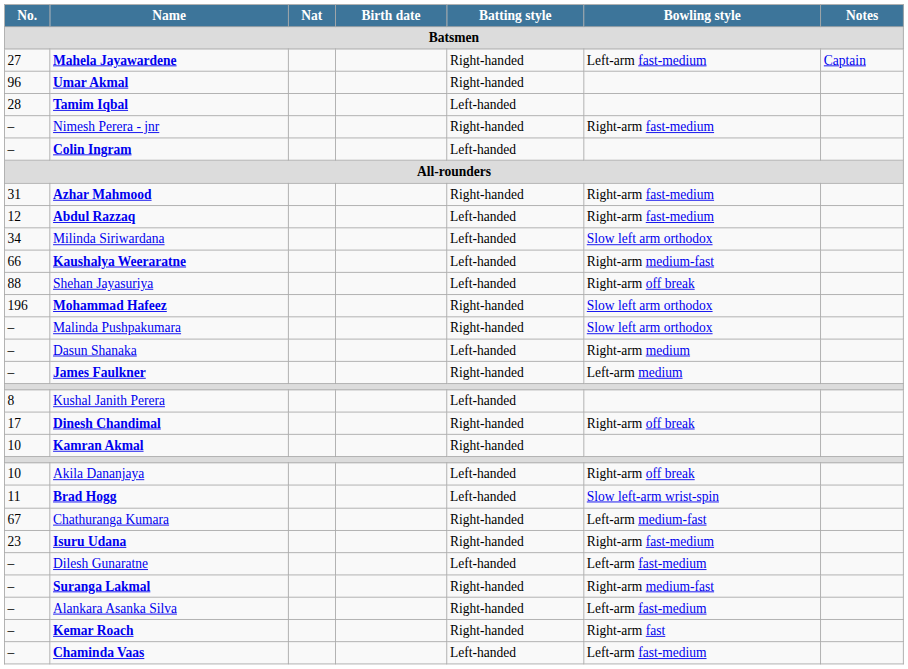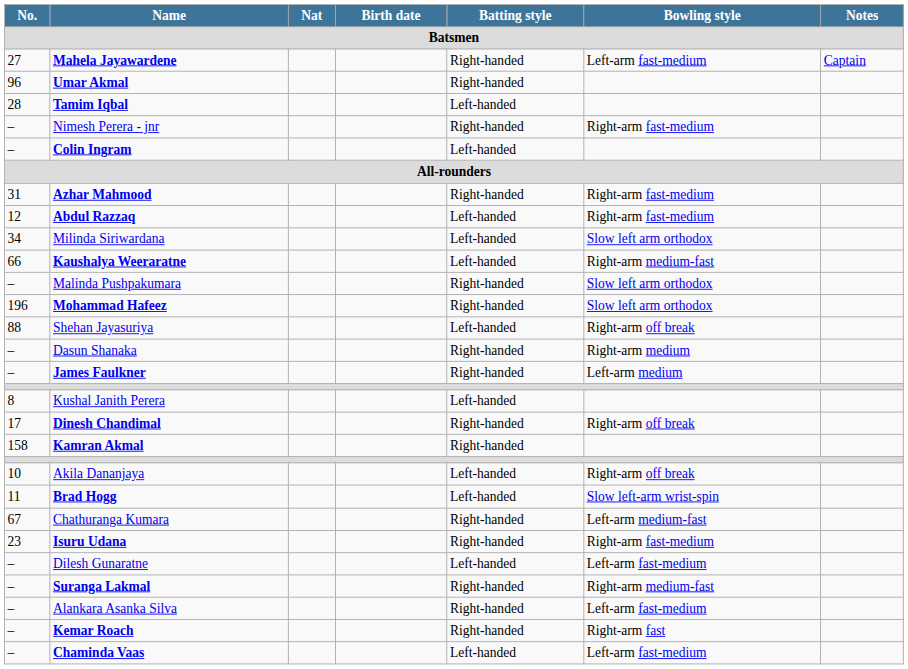rows swapped: (103, 283) <-> (117, 328)
(483, 350) Left-handed -> (487, 350) Right-handed
(14, 445) 10 -> (18, 445) 158
